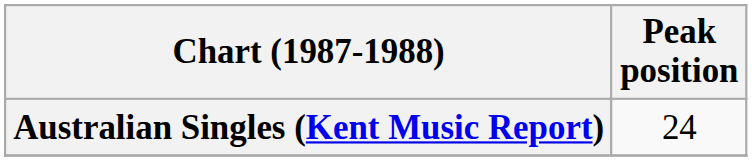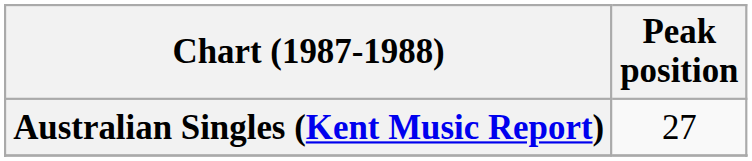(679, 126) 24 -> (679, 126) 27
